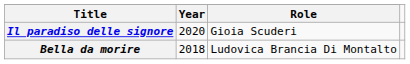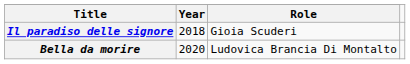(192, 31) 2020 -> (192, 31) 2018
(192, 49) 2018 -> (192, 49) 2020
